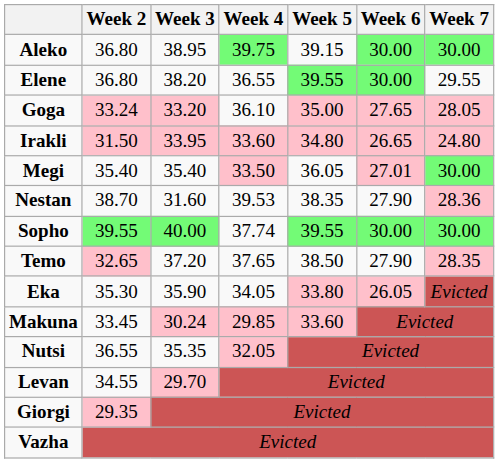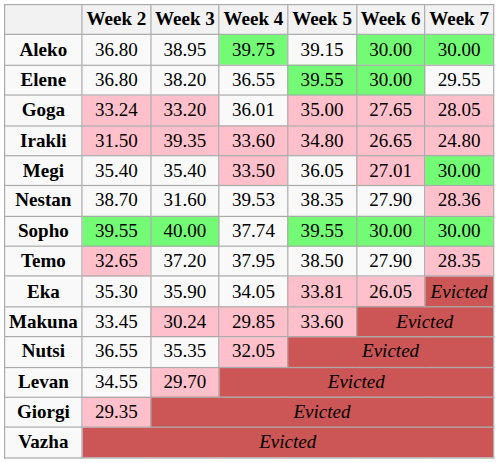(253, 110) 36.10 -> (253, 110) 36.01
(185, 140) 33.95 -> (185, 140) 39.35
(253, 261) 37.65 -> (253, 261) 37.95
(322, 291) 33.80 -> (322, 291) 33.81
